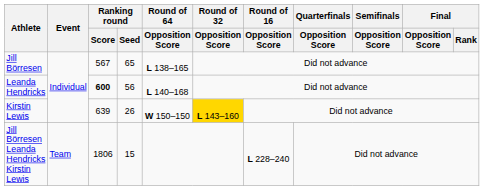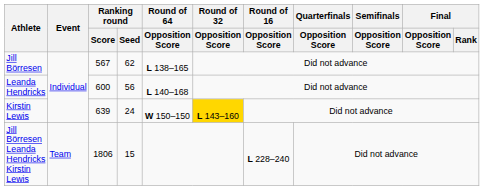(130, 64) 65 -> (130, 64) 62
(103, 87) bold -> (103, 87) normal
(130, 111) 26 -> (130, 111) 24
